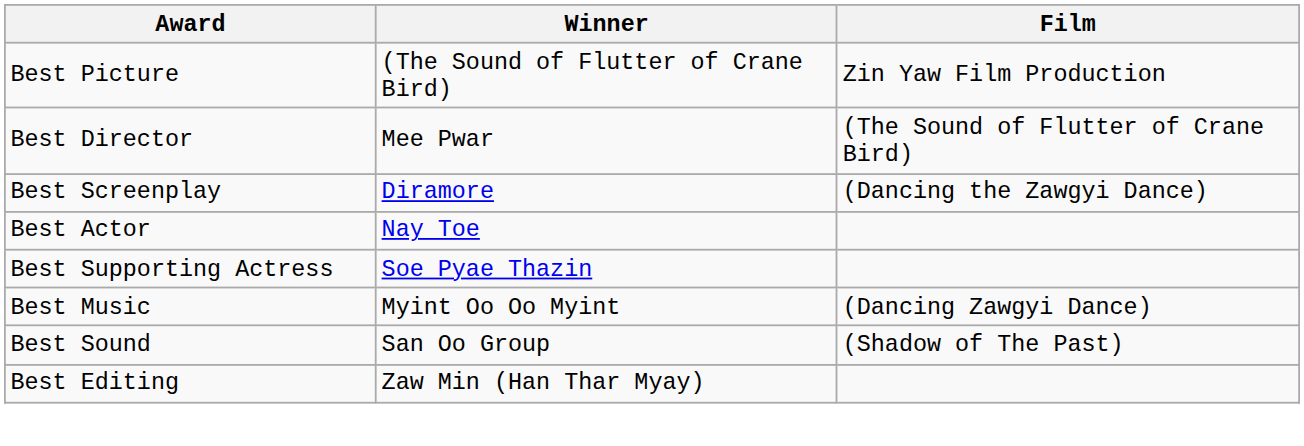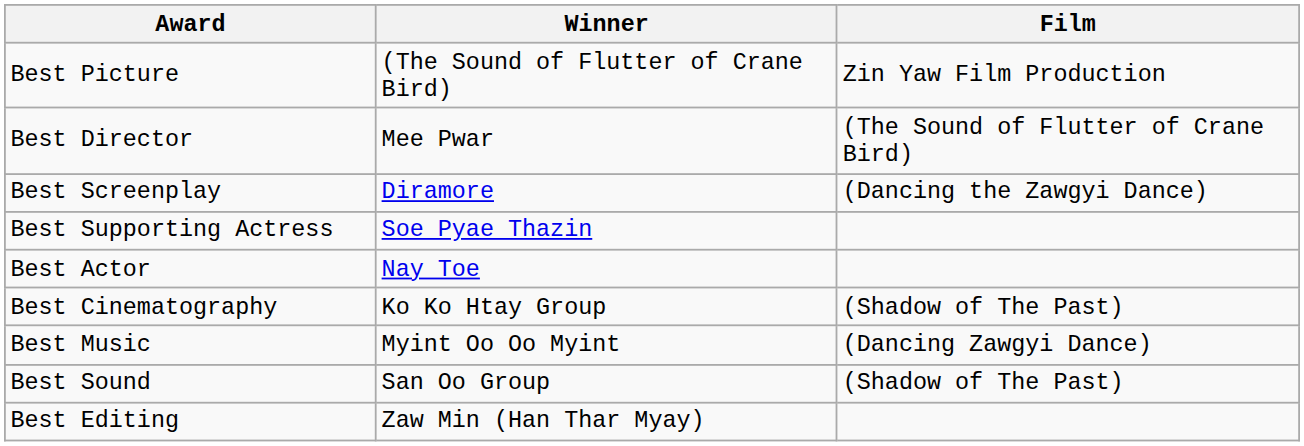rows swapped: (81, 231) <-> (172, 269)
+ row: (144, 307)
